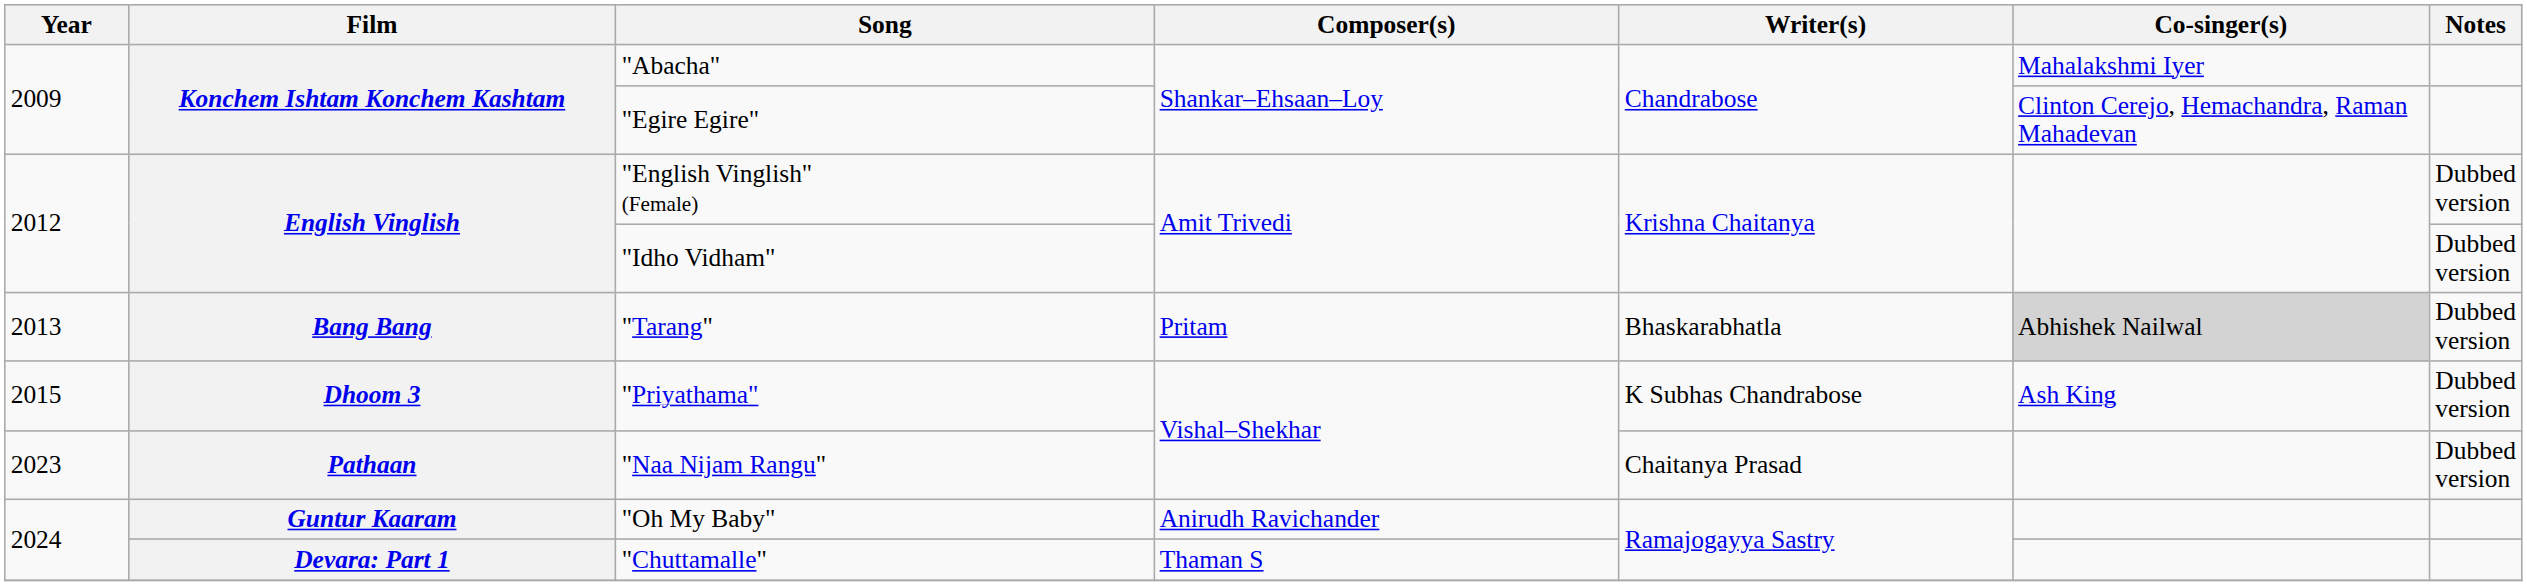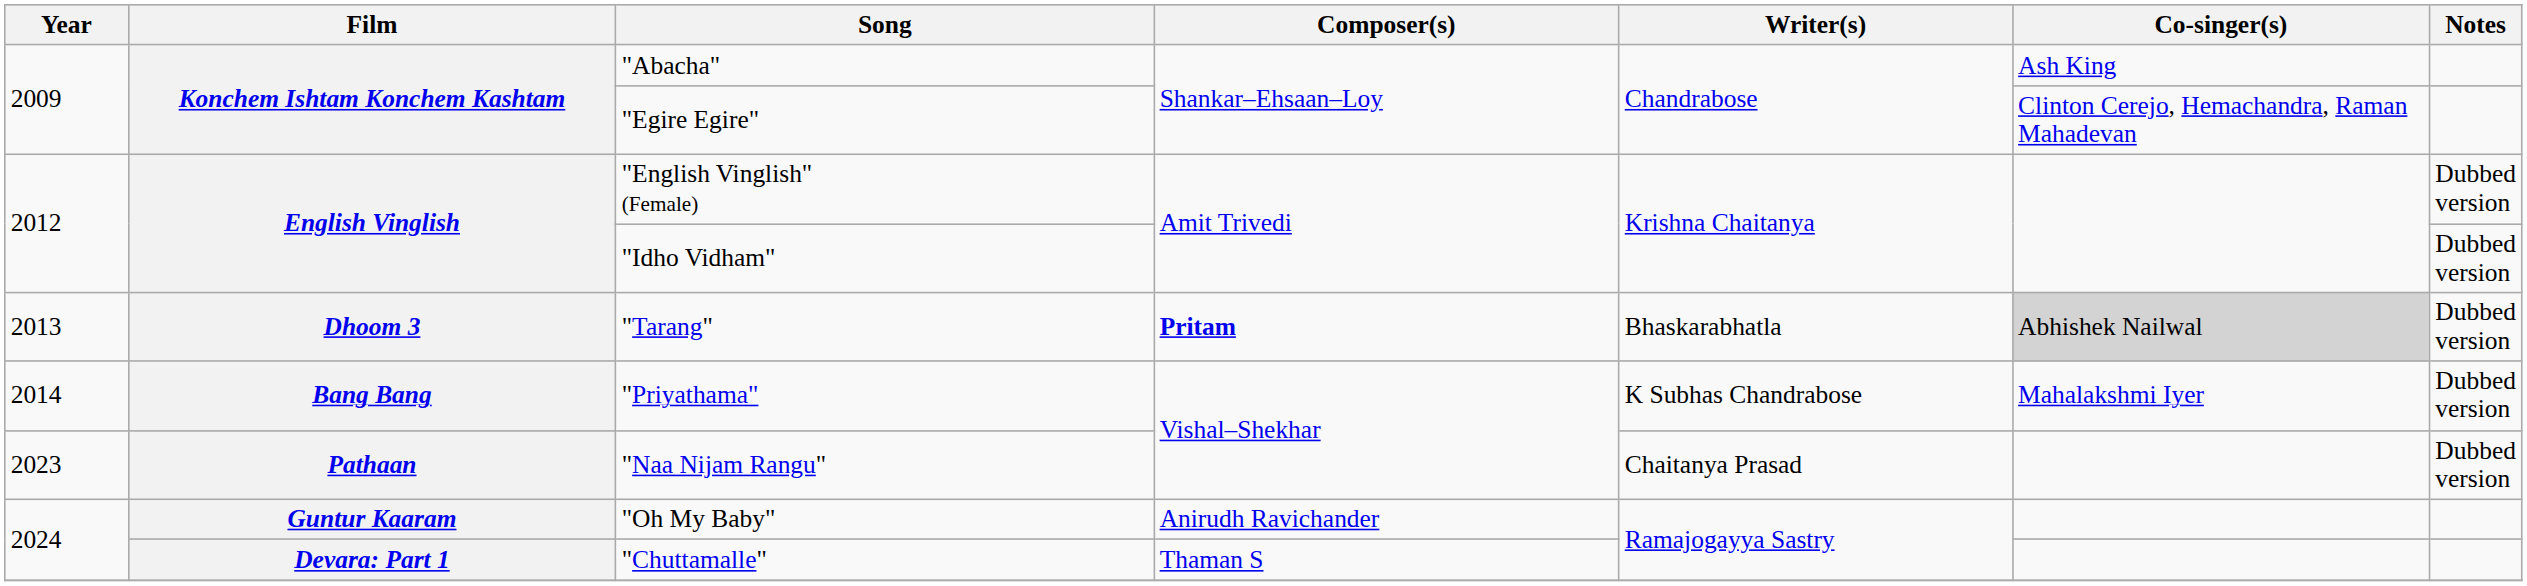(2111, 65) Mahalakshmi Iyer -> (2067, 65) Ash King
(372, 326) Bang Bang -> (372, 326) Dhoom 3
(1194, 326) normal -> (1198, 326) bold
(36, 395) 2015 -> (36, 395) 2014
(372, 395) Dhoom 3 -> (372, 395) Bang Bang
(2067, 395) Ash King -> (2111, 395) Mahalakshmi Iyer
